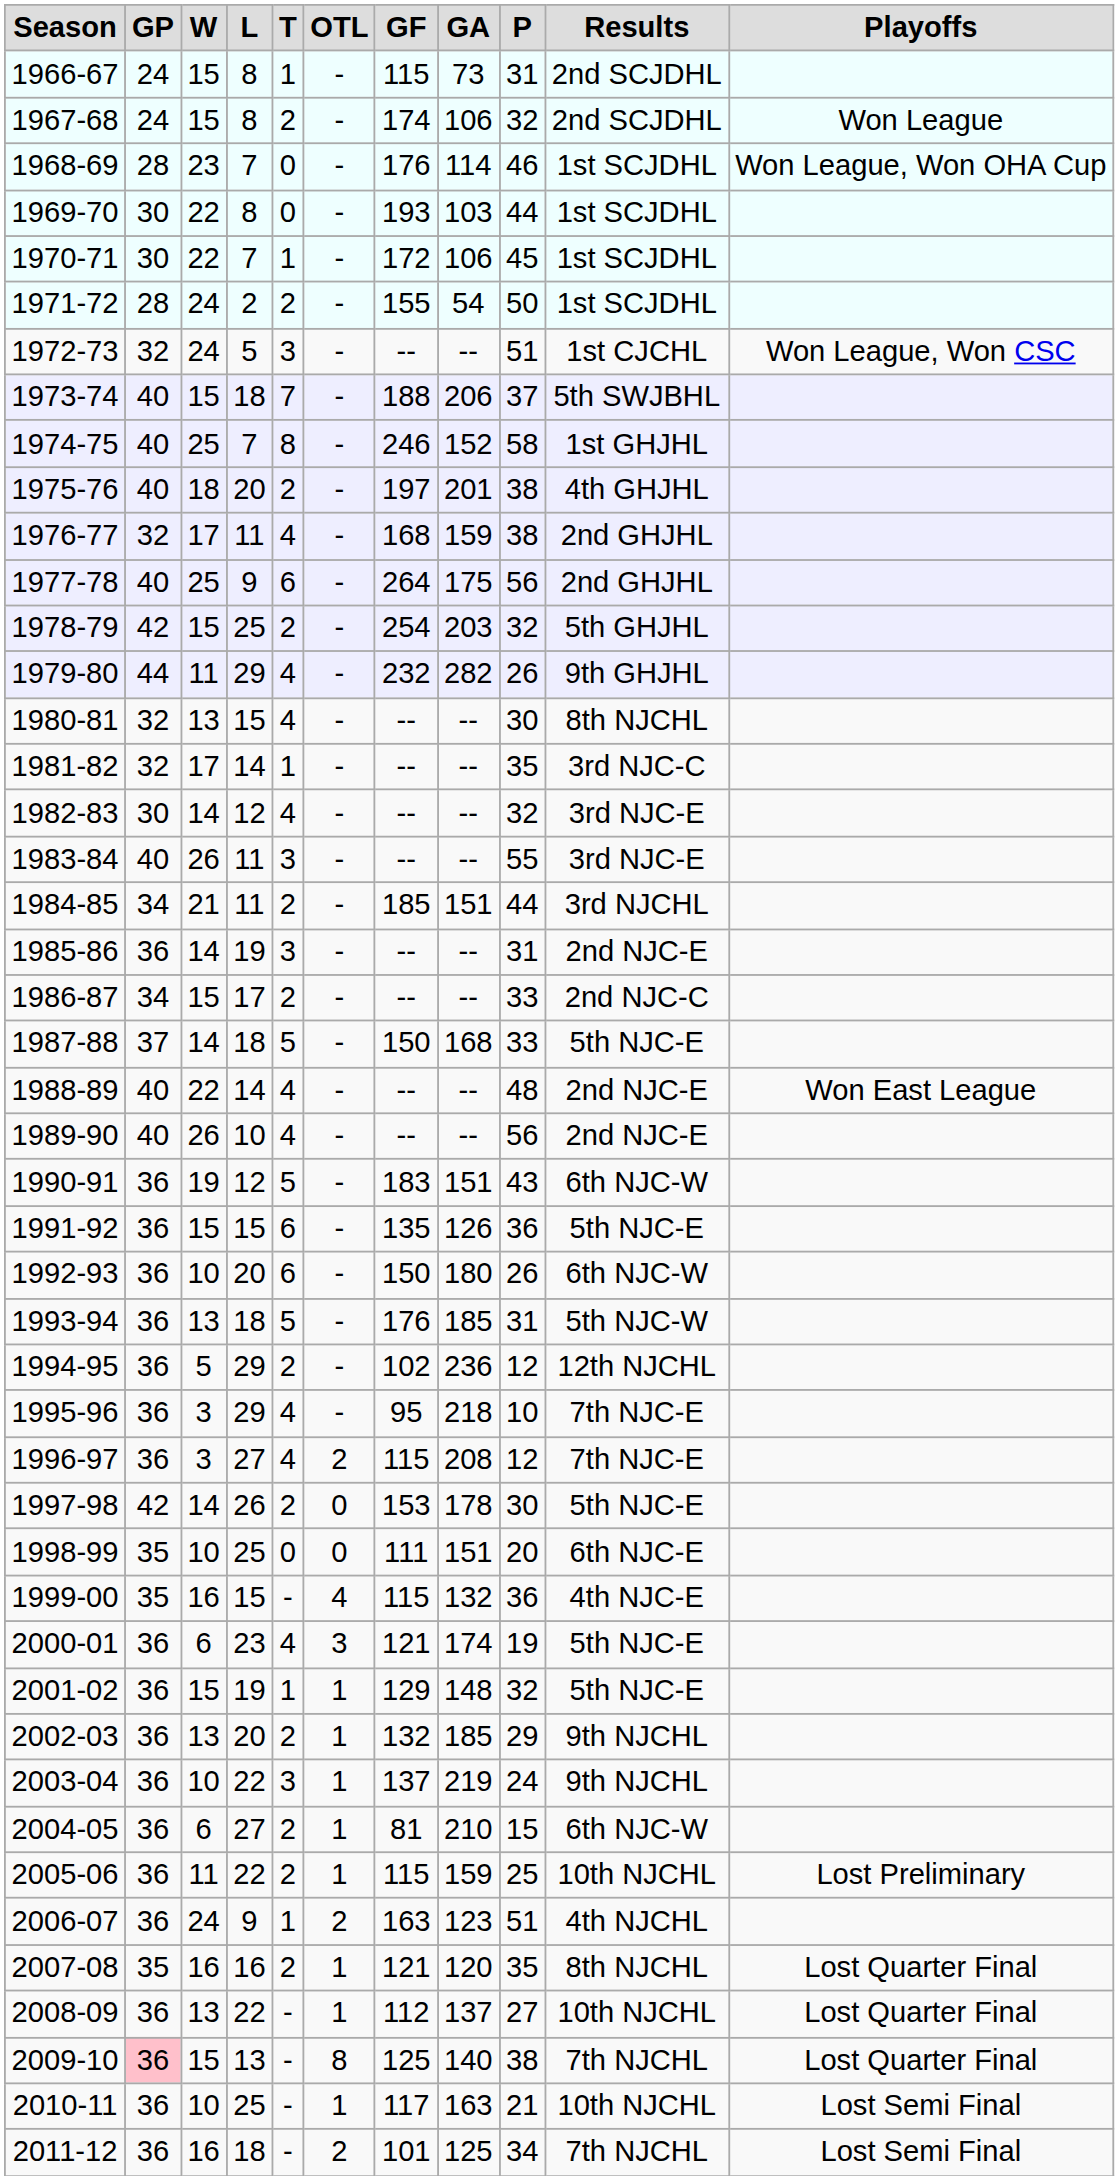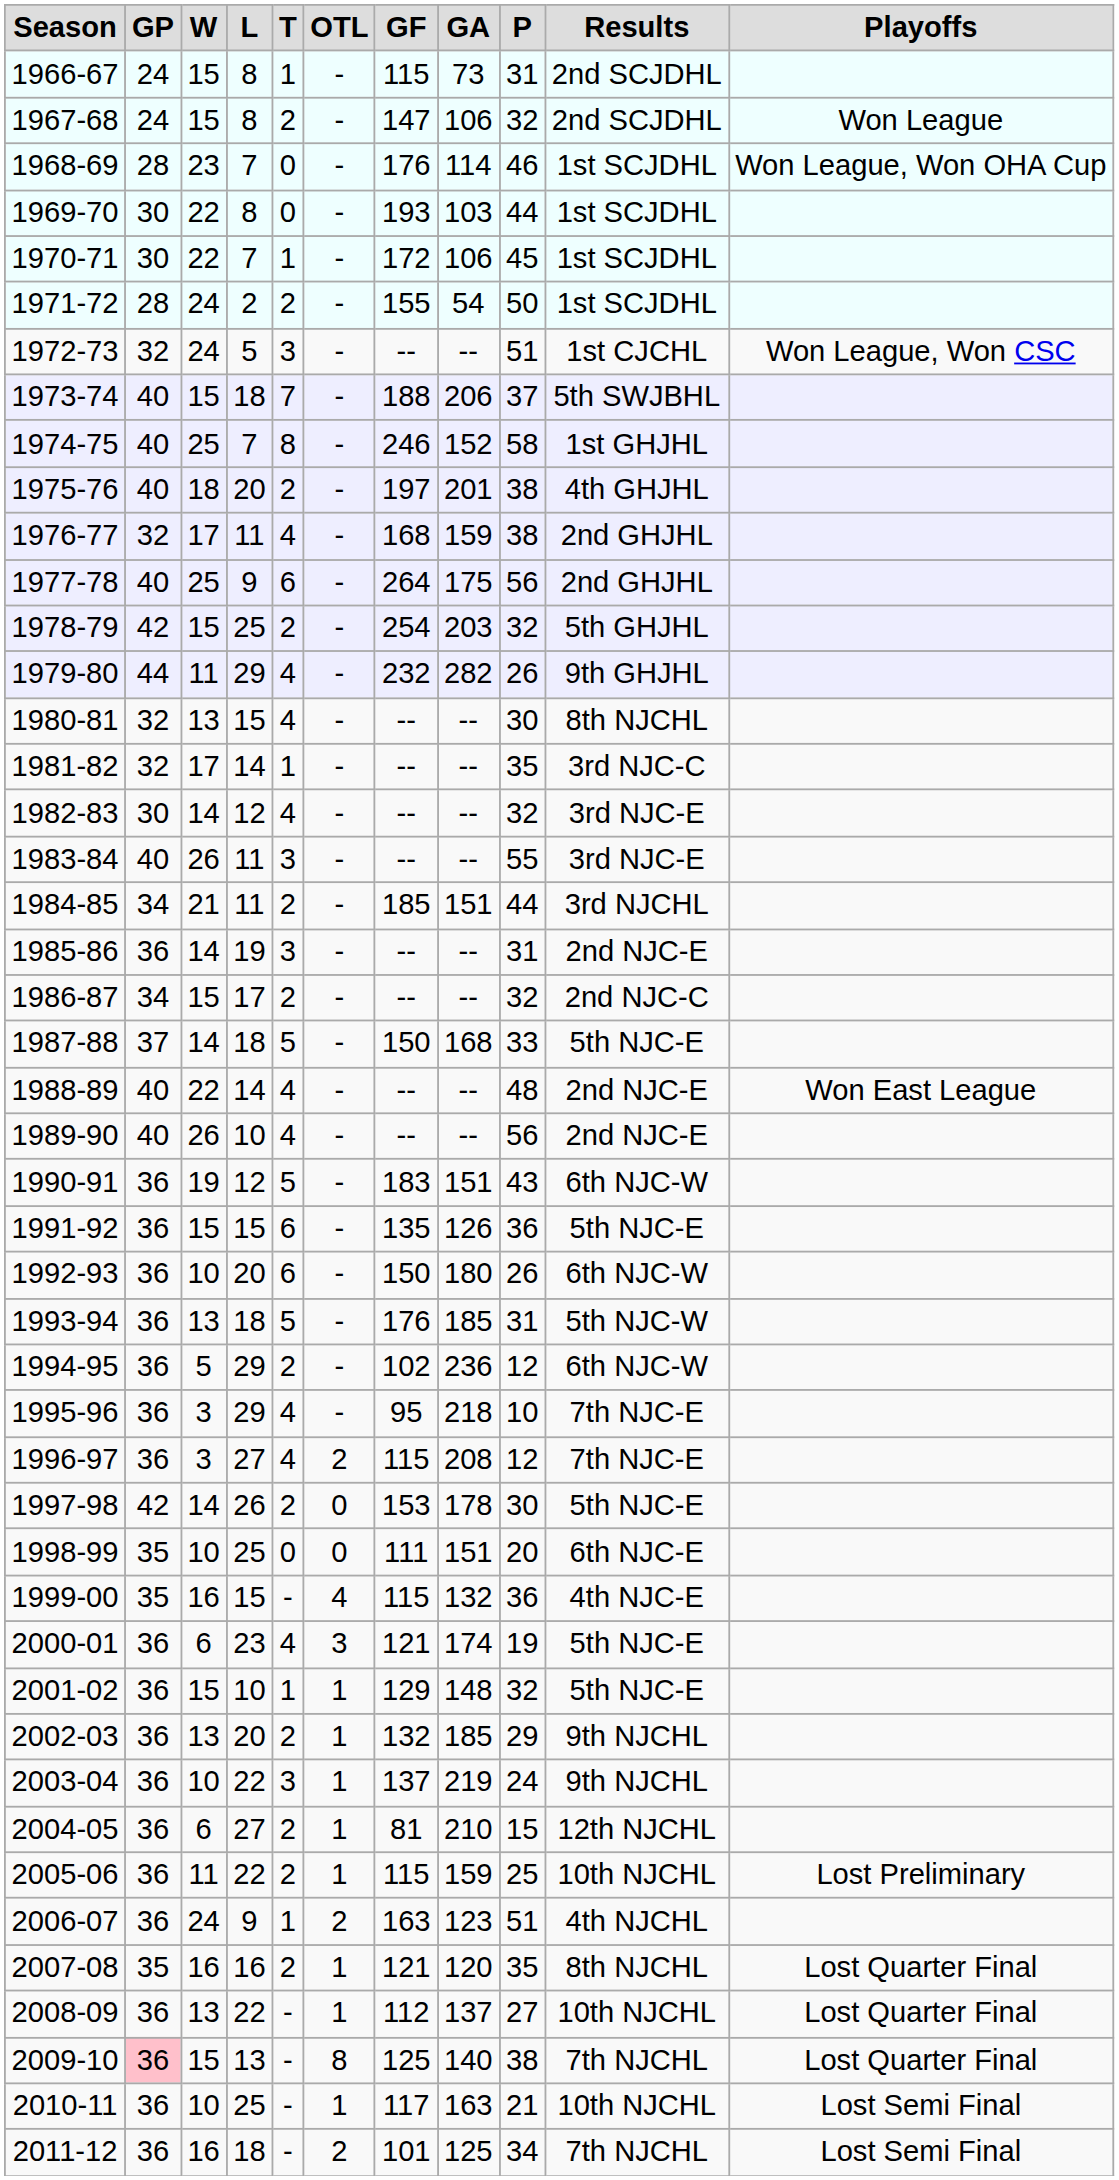(406, 119) 174 -> (406, 119) 147
(522, 997) 33 -> (522, 997) 32
(637, 1366) 12th NJCHL -> (637, 1366) 6th NJC-W
(249, 1690) 19 -> (249, 1690) 10
(637, 1828) 6th NJC-W -> (637, 1828) 12th NJCHL
